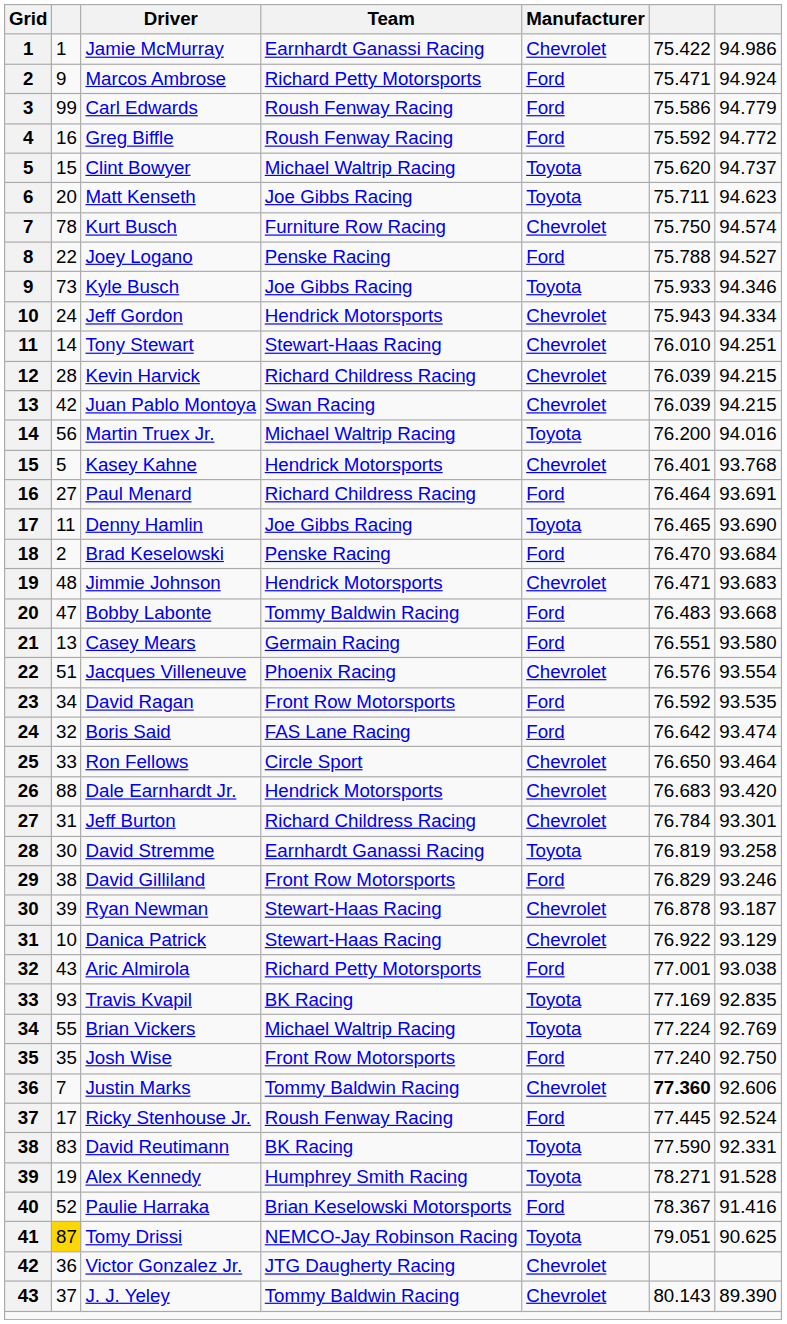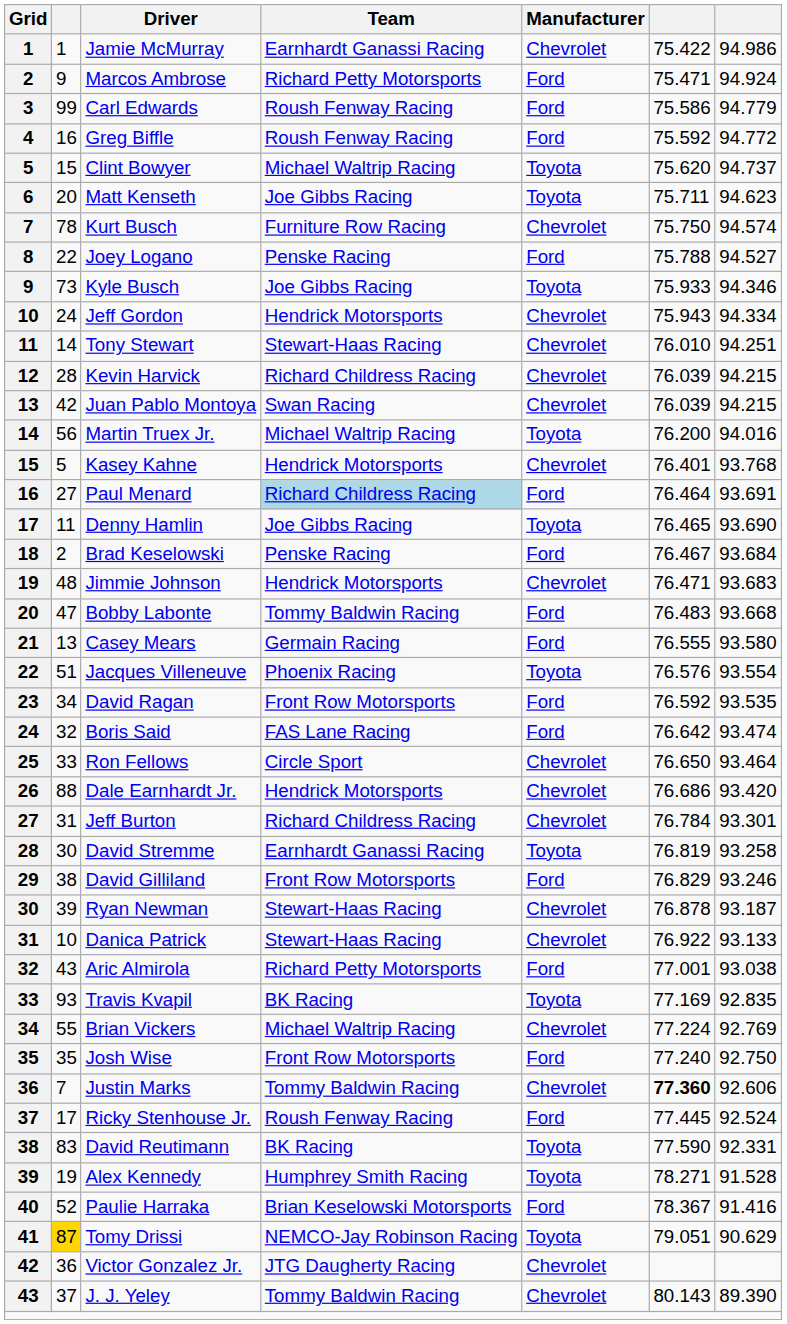(370, 494) no background -> (370, 494) lightblue background
(682, 553) 76.470 -> (682, 553) 76.467
(682, 642) 76.551 -> (682, 642) 76.555
(566, 672) Chevrolet -> (554, 672) Toyota
(682, 791) 76.683 -> (682, 791) 76.686
(748, 939) 93.129 -> (748, 939) 93.133
(554, 1028) Toyota -> (566, 1028) Chevrolet
(748, 1236) 90.625 -> (748, 1236) 90.629
